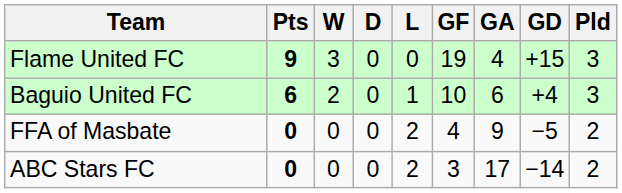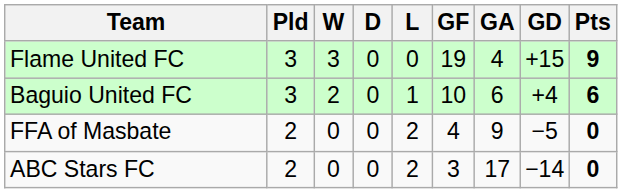columns swapped: (593, 22) <-> (291, 22)
